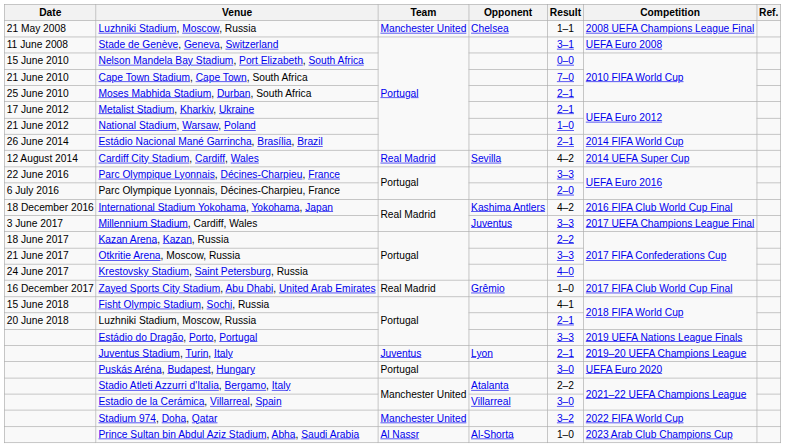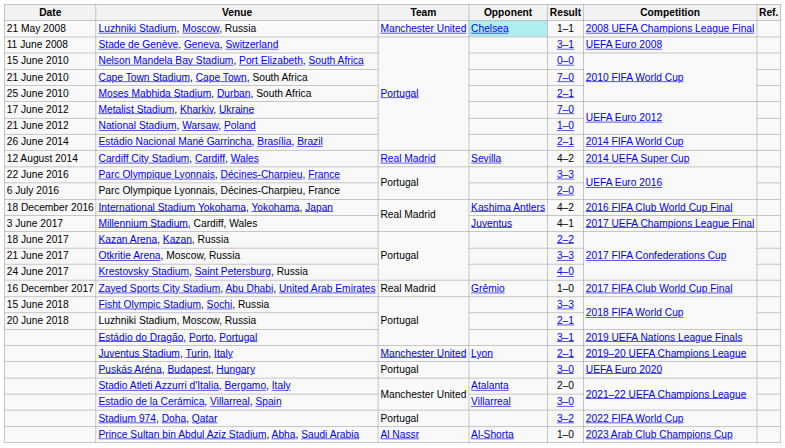(490, 28) no background -> (490, 28) paleturquoise background
(565, 110) 2–1 -> (565, 110) 7–0
(565, 223) 3–3 -> (565, 223) 4–1
(565, 304) 4–1 -> (565, 304) 3–3
(565, 337) 3–3 -> (565, 337) 3–1
(401, 353) Juventus -> (423, 353) Manchester United
(565, 386) 2–2 -> (565, 386) 2–0
(423, 418) Manchester United -> (399, 418) Portugal
